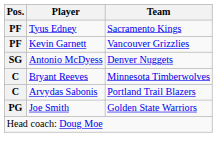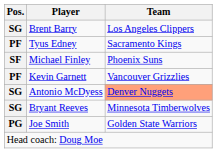+ row: (53, 28)
+ row: (60, 60)
(140, 60) no background -> (140, 92) lightsalmon background
(15, 76) C -> (15, 108) SG
- row: (63, 92)
